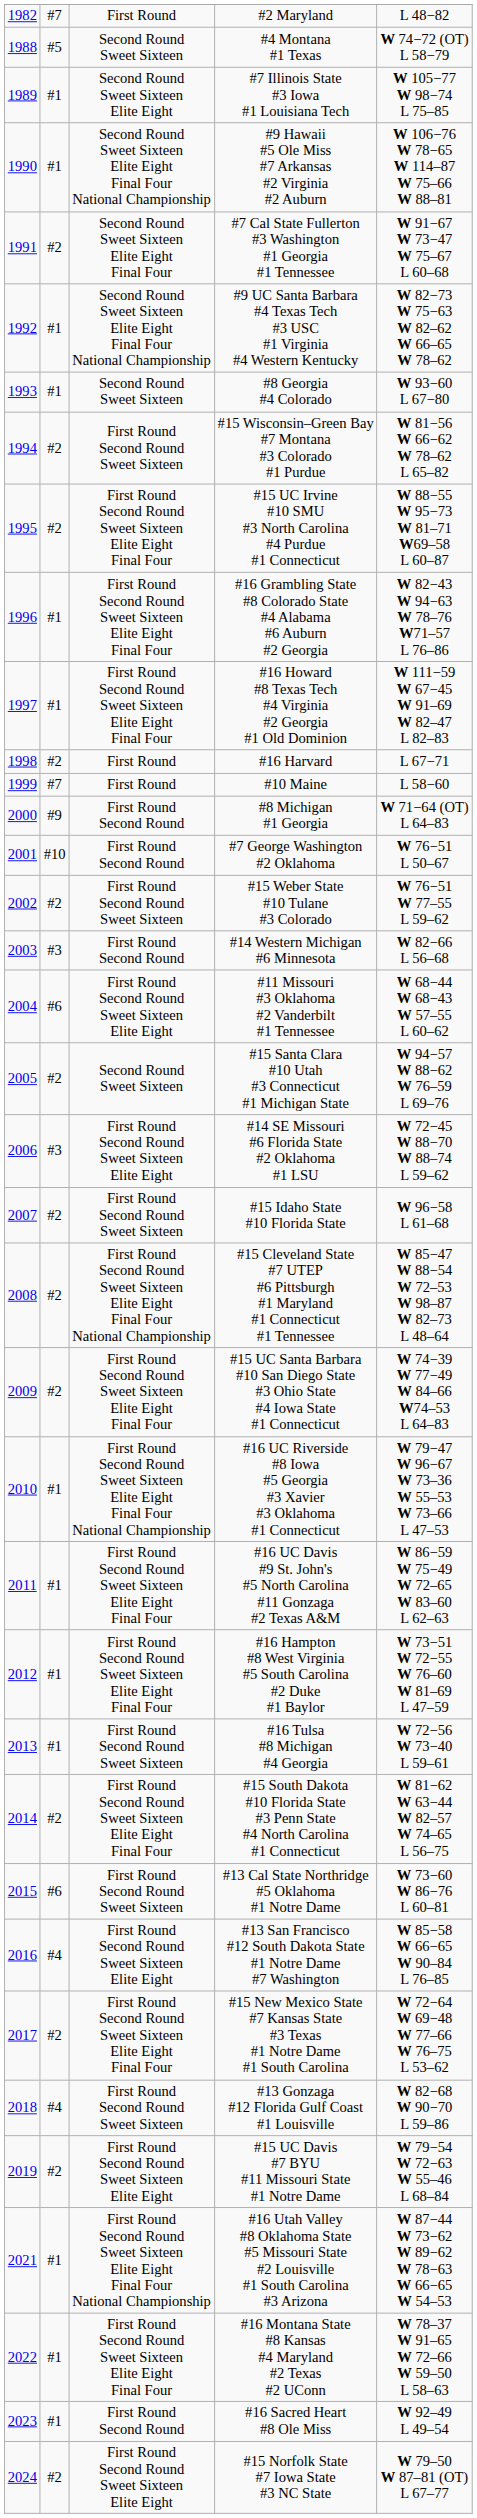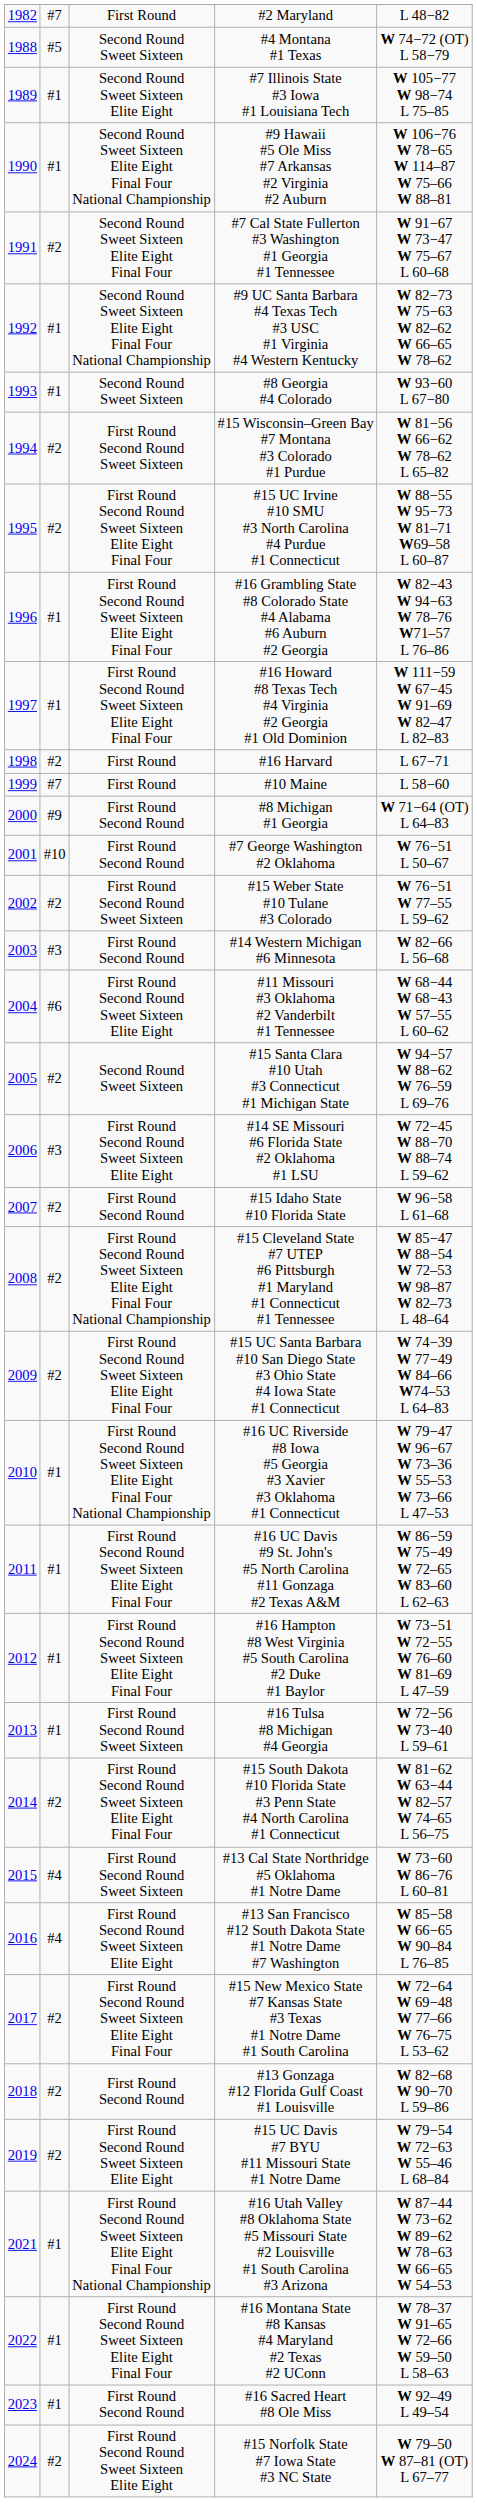(142, 1214) First Round Second Round Sweet Sixteen -> (142, 1206) First Round Second Round
(55, 1891) #6 -> (55, 1874) #4
(55, 2107) #4 -> (55, 2091) #2
(142, 2107) First Round Second Round Sweet Sixteen -> (142, 2091) First Round Second Round
